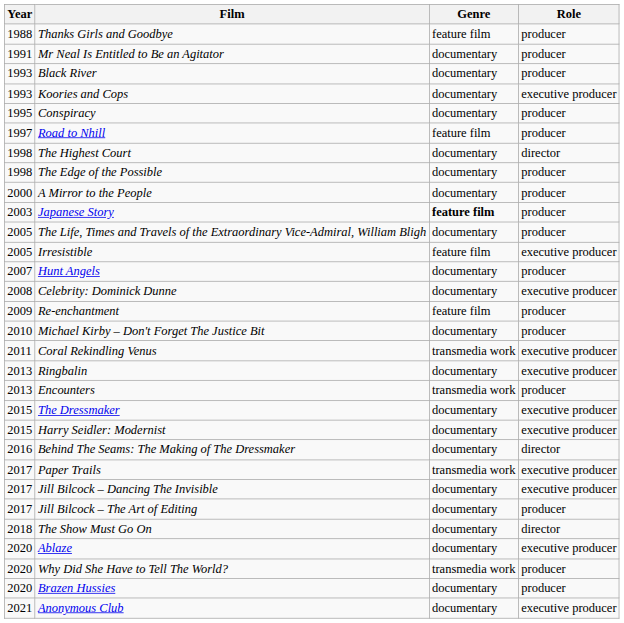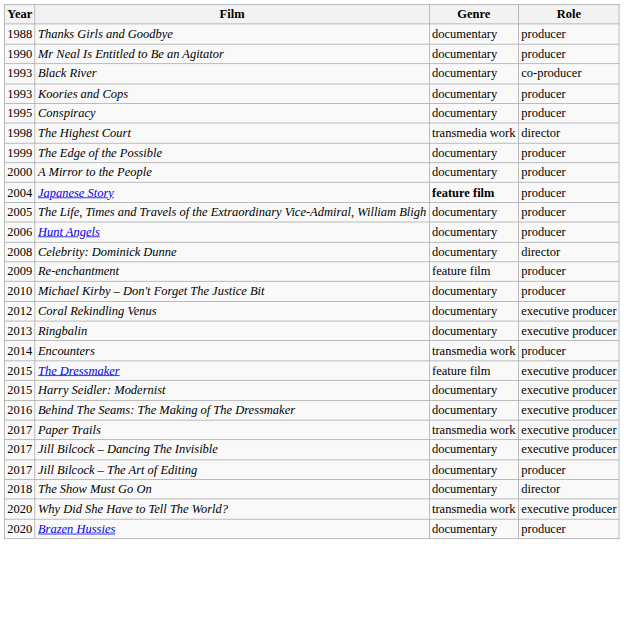(461, 34) feature film -> (465, 34) documentary
(20, 53) 1991 -> (20, 53) 1990
(543, 73) producer -> (551, 73) co-producer
(569, 93) executive producer -> (543, 93) producer
- row: (72, 133)
(465, 152) documentary -> (474, 133) transmedia work
(20, 172) 1998 -> (20, 152) 1999
(20, 212) 2003 -> (20, 192) 2004
- row: (65, 251)
(20, 271) 2007 -> (20, 232) 2006
(569, 291) executive producer -> (541, 251) director
(20, 350) 2011 -> (20, 311) 2012
(474, 350) transmedia work -> (465, 311) documentary
(20, 390) 2013 -> (20, 350) 2014
(465, 410) documentary -> (461, 370) feature film
(541, 449) director -> (569, 410) executive producer
- row: (55, 548)
(543, 568) producer -> (569, 509) executive producer
- row: (81, 608)
